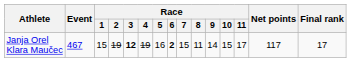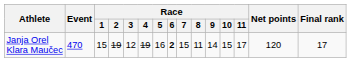(75, 45) 467 -> (75, 45) 470
(131, 45) bold -> (131, 45) normal
(274, 45) 117 -> (274, 45) 120
